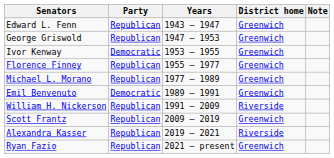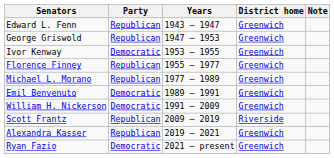(136, 106) Republican -> (136, 106) Democratic
(261, 106) Riverside -> (261, 106) Greenwich
(261, 120) Greenwich -> (261, 120) Riverside
(261, 133) Riverside -> (261, 133) Greenwich
(136, 147) Republican -> (136, 147) Democratic
